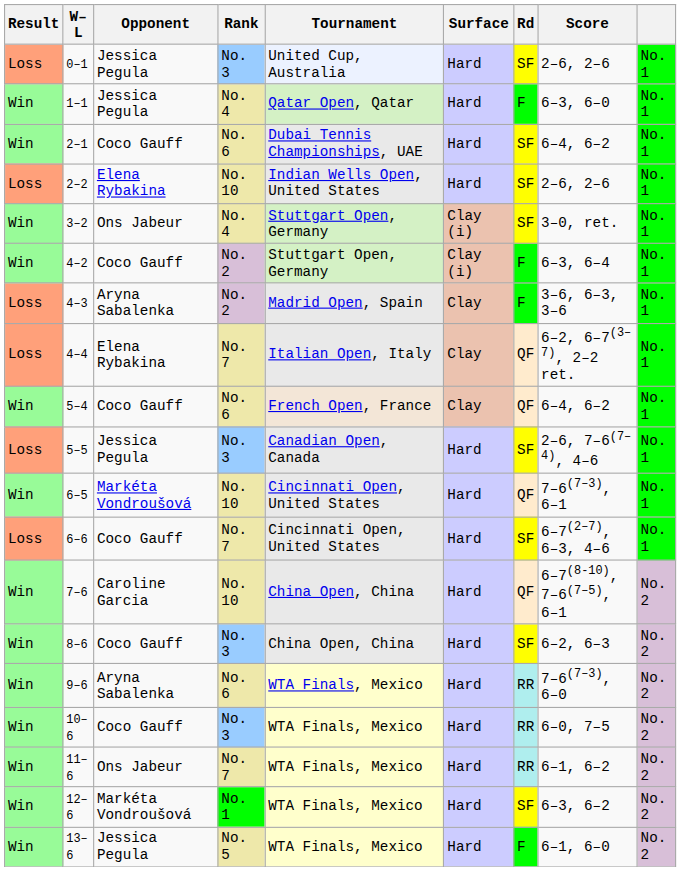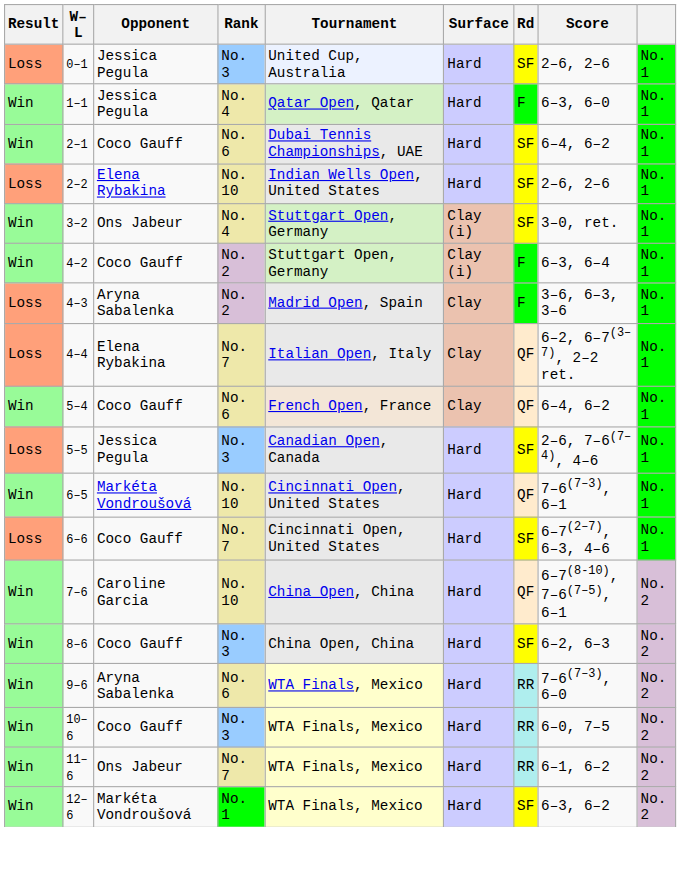- row: (77, 847)
